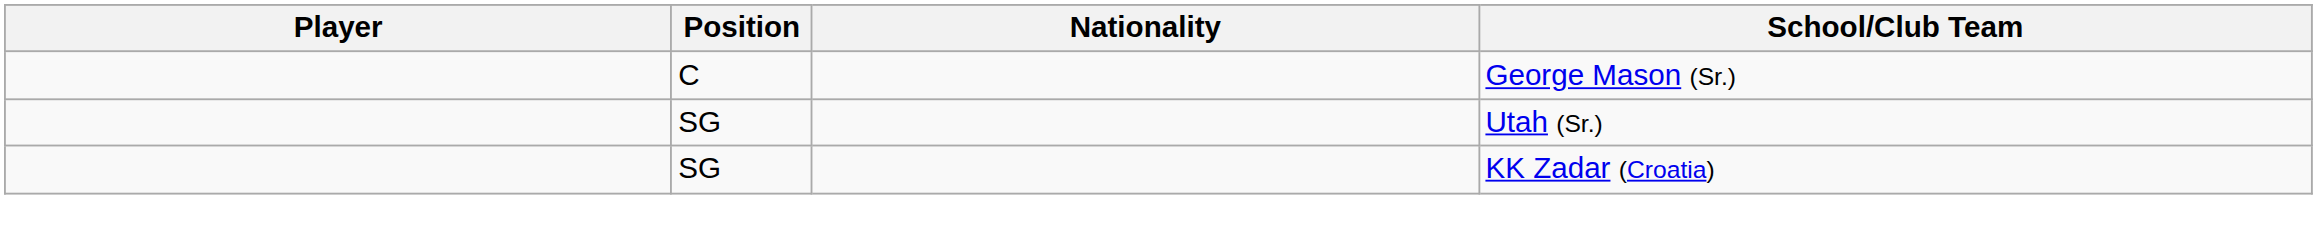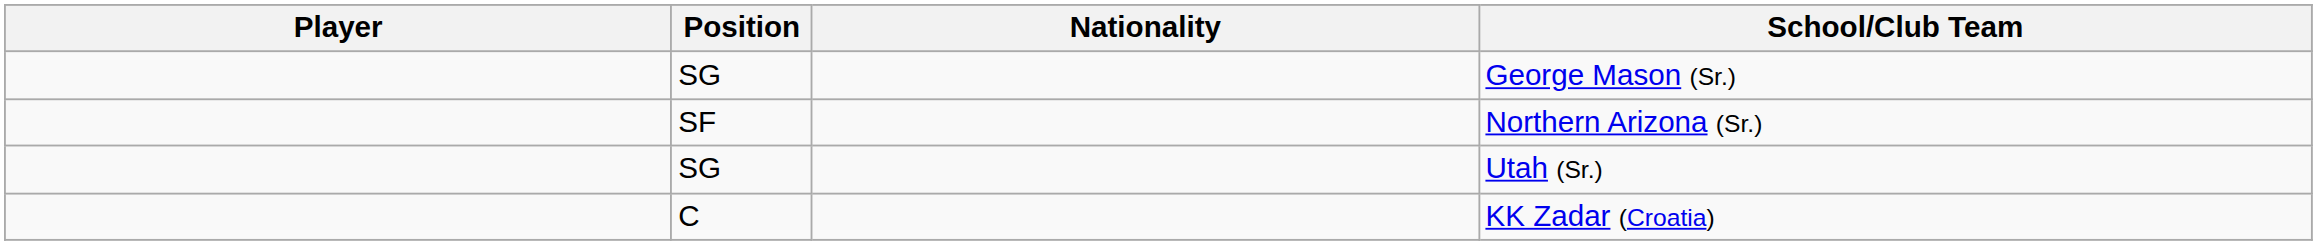(689, 74) C -> (700, 74) SG
+ row: (1624, 121)
(700, 168) SG -> (689, 215) C
